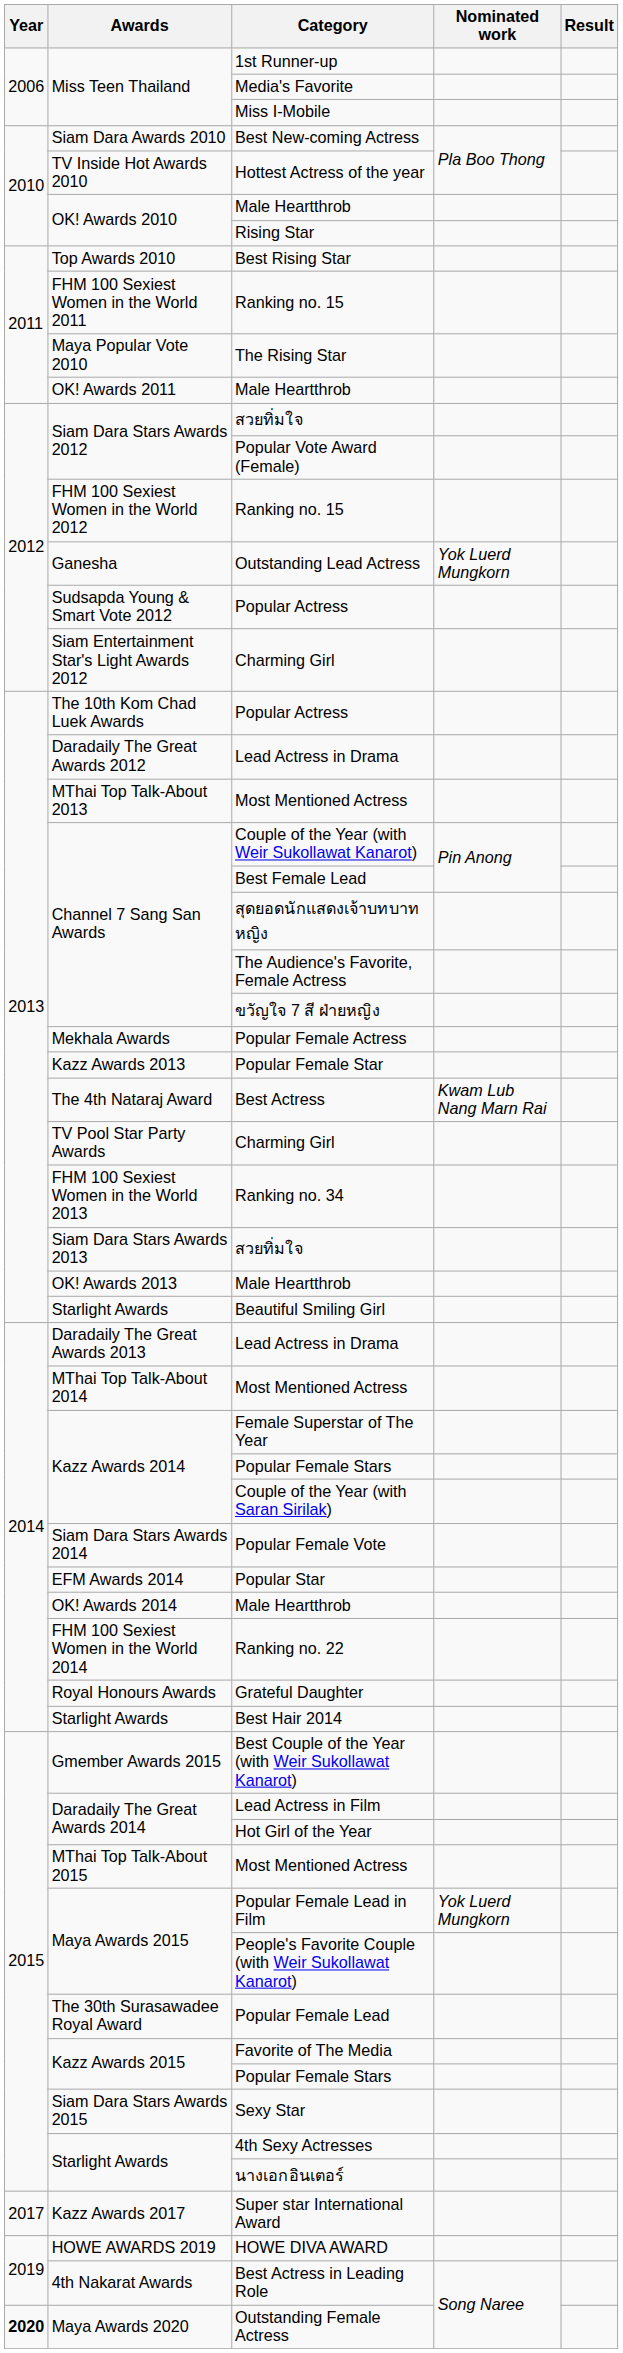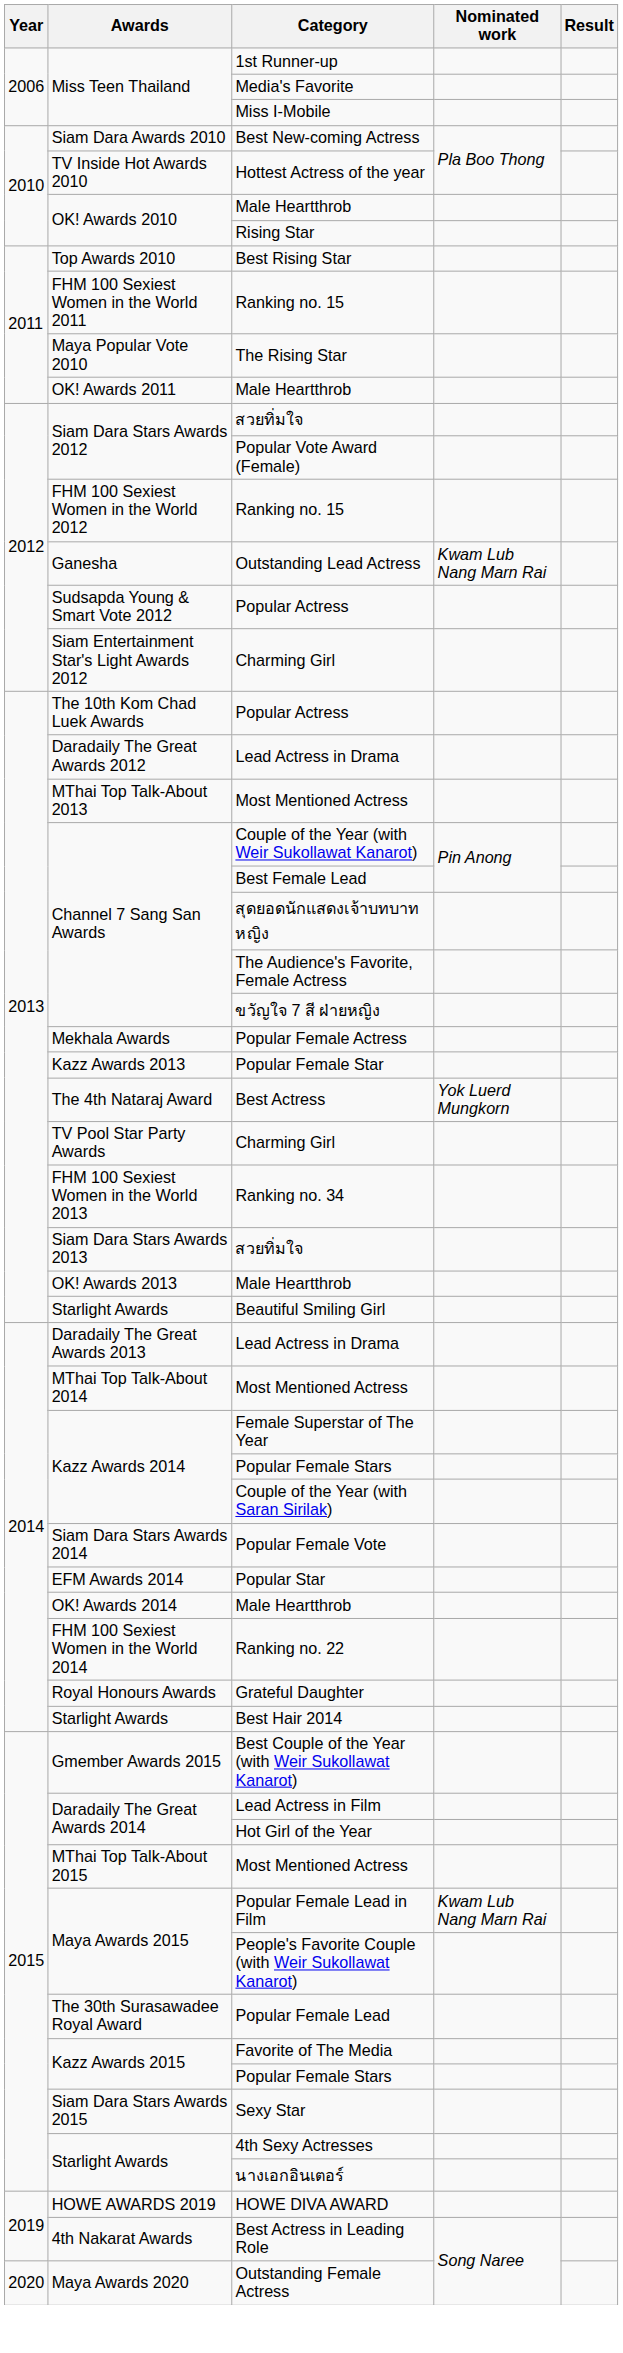(474, 563) Yok Luerd Mungkorn -> (492, 563) Kwam Lub Nang Marn Rai
(492, 1099) Kwam Lub Nang Marn Rai -> (474, 1099) Yok Luerd Mungkorn
(474, 1910) Yok Luerd Mungkorn -> (492, 1910) Kwam Lub Nang Marn Rai
- row: (118, 2213)
(26, 2326) bold -> (26, 2282) normal
